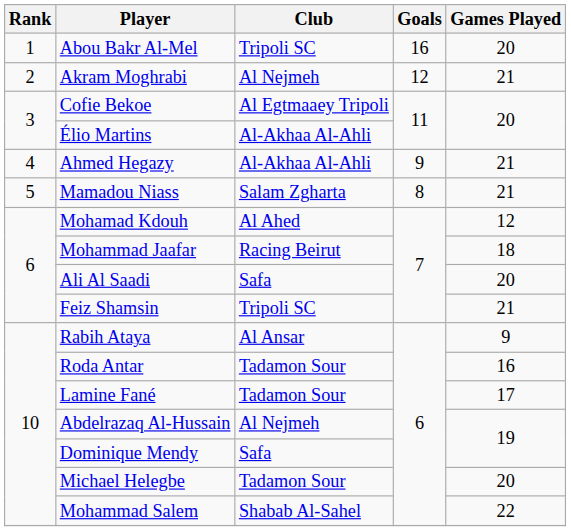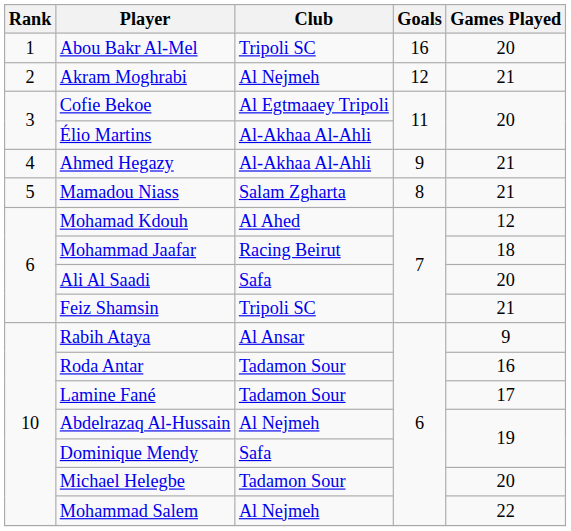(300, 510) Shabab Al-Sahel -> (279, 510) Al Nejmeh
